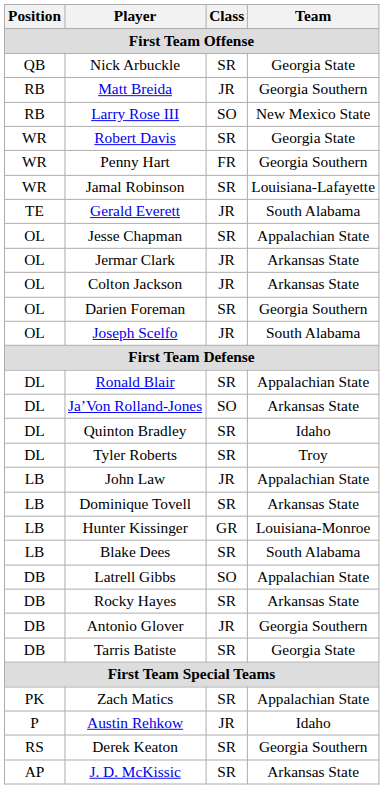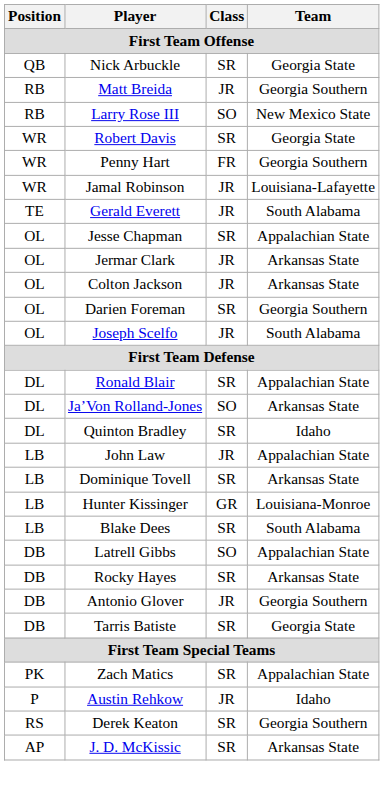(227, 187) SR -> (227, 187) JR
- row: (135, 455)
